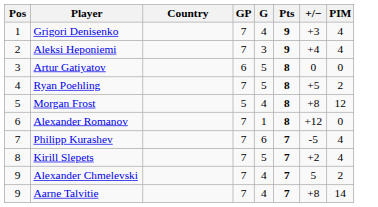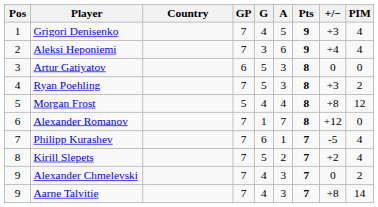+ column: (283, 13)
(313, 85) +5 -> (333, 85) +3
(313, 175) 5 -> (333, 175) 0
